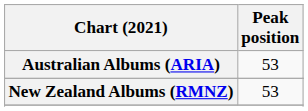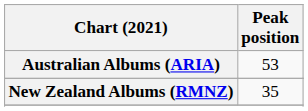(270, 91) 53 -> (270, 91) 35
